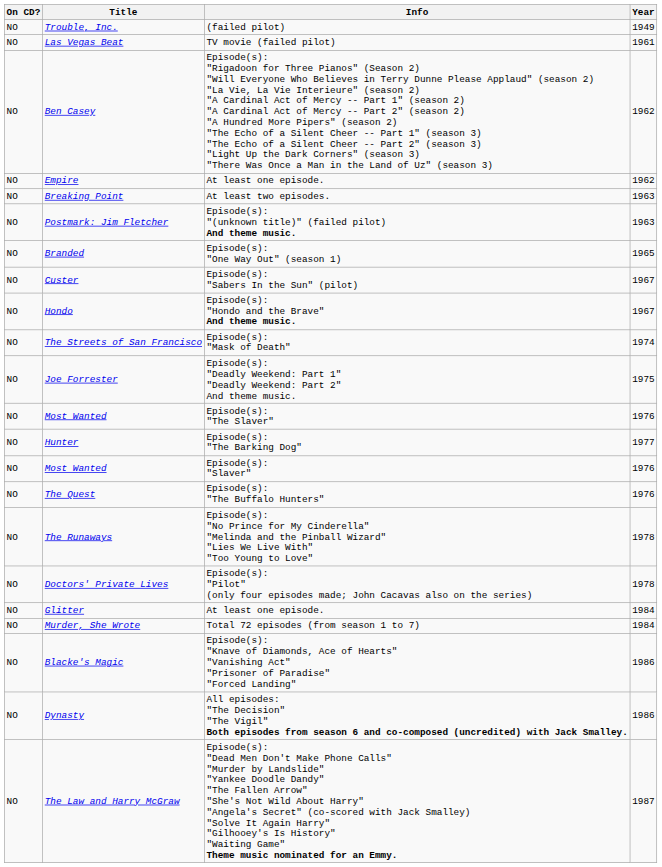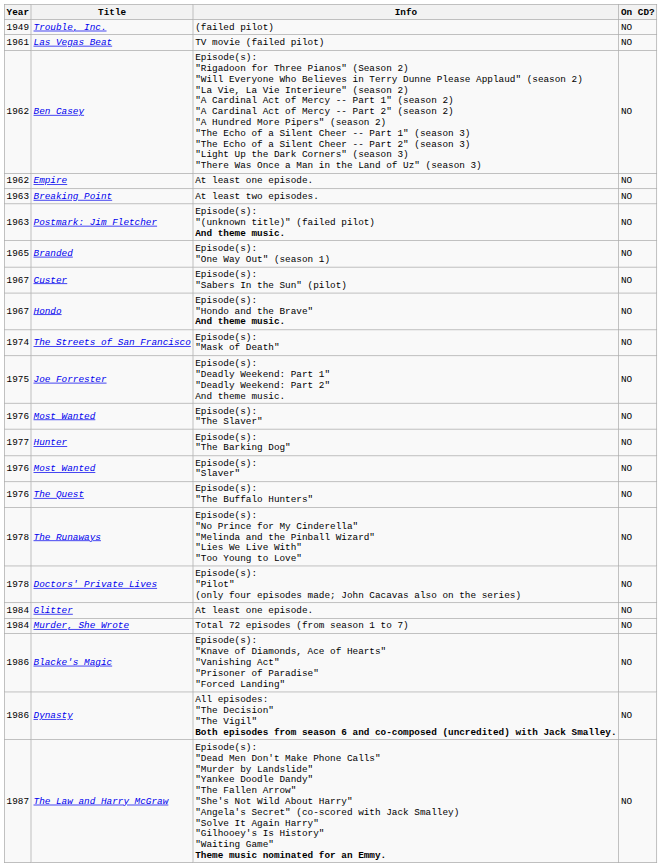columns swapped: (643, 12) <-> (23, 12)
